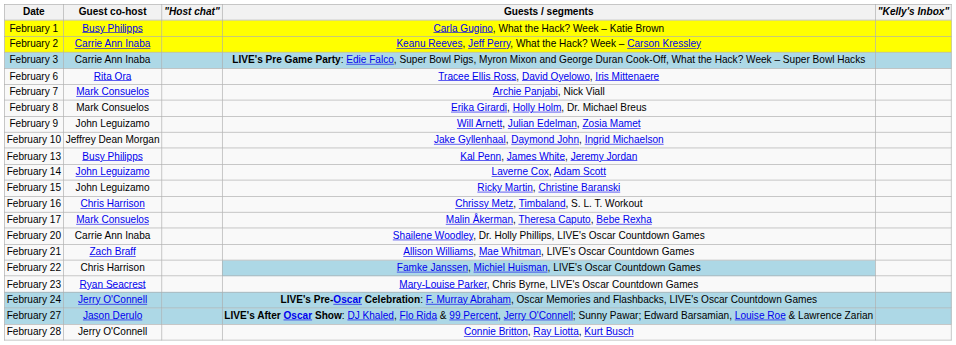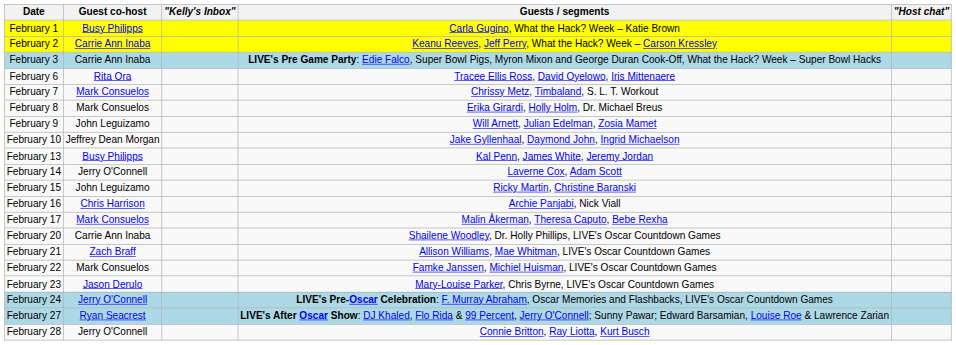columns swapped: (192, 12) <-> (914, 12)
(549, 92) Archie Panjabi, Nick Viall -> (565, 92) Chrissy Metz, Timbaland, S. L. T. Workout
(113, 172) John Leguizamo -> (113, 172) Jerry O'Connell
(549, 204) Chrissy Metz, Timbaland, S. L. T. Workout -> (565, 204) Archie Panjabi, Nick Viall
(113, 268) Chris Harrison -> (113, 268) Mark Consuelos
(549, 268) lightblue background -> (565, 268) no background
(113, 284) Ryan Seacrest -> (113, 284) Jason Derulo
(113, 316) Jason Derulo -> (113, 316) Ryan Seacrest
